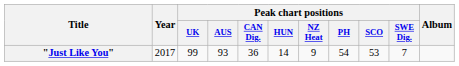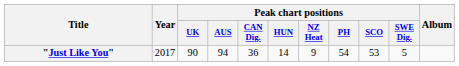(193, 53) 99 -> (193, 53) 90
(223, 53) 93 -> (223, 53) 94
(404, 53) 7 -> (404, 53) 5
